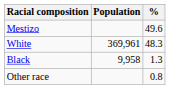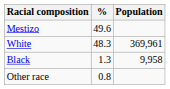columns swapped: (117, 12) <-> (154, 12)
